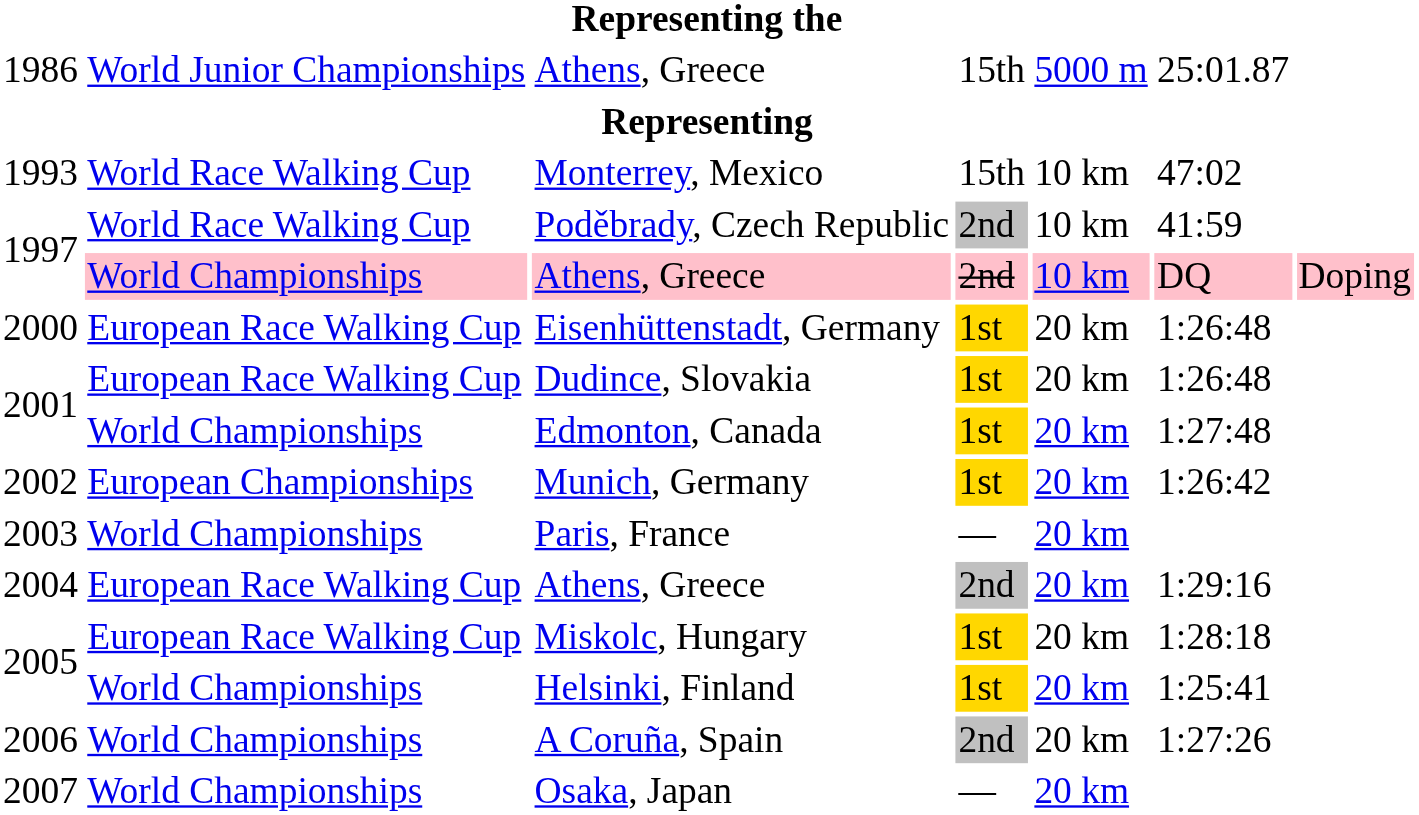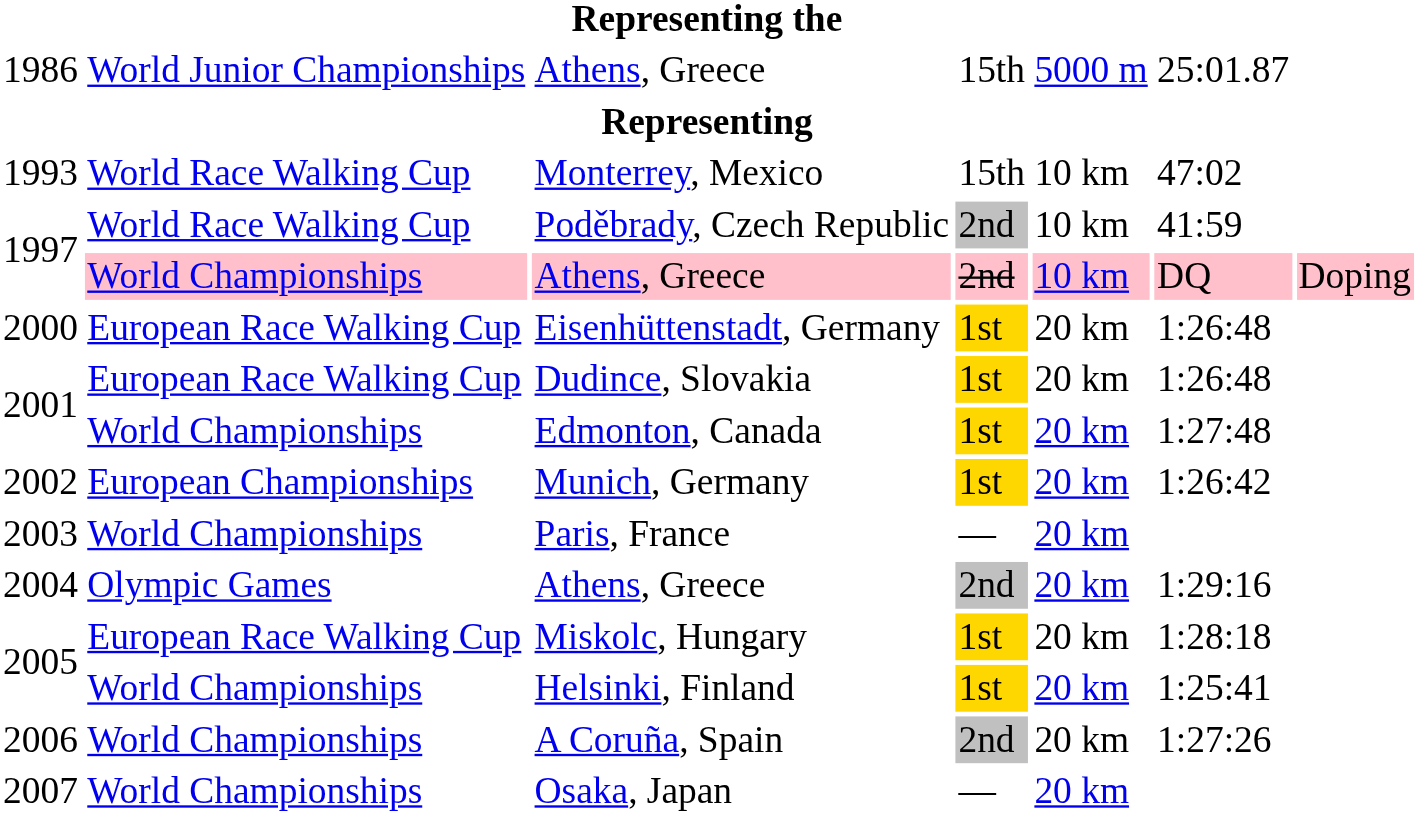(304, 584) European Race Walking Cup -> (209, 584) Olympic Games
